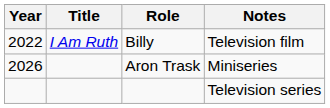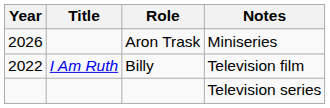rows swapped: (140, 41) <-> (163, 66)
